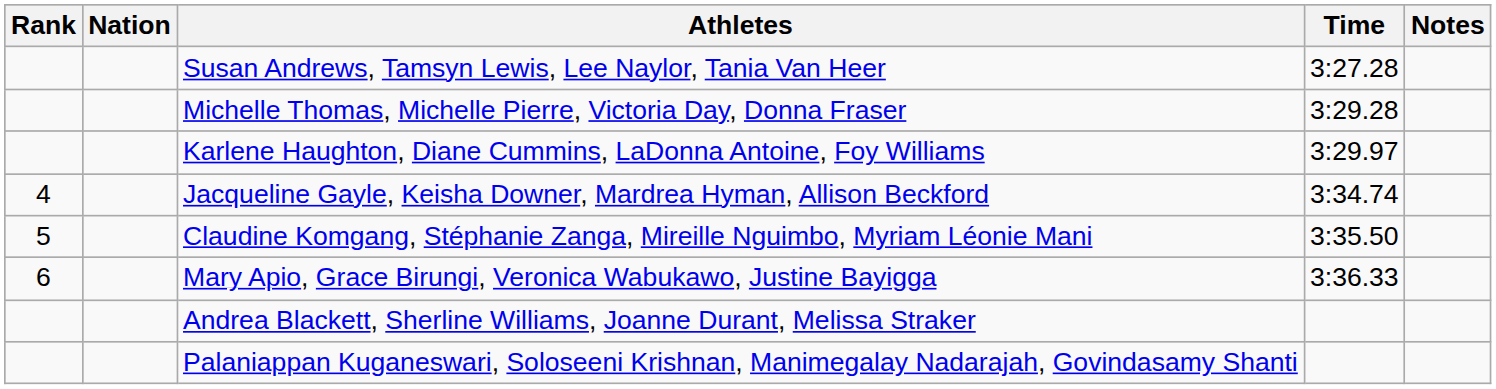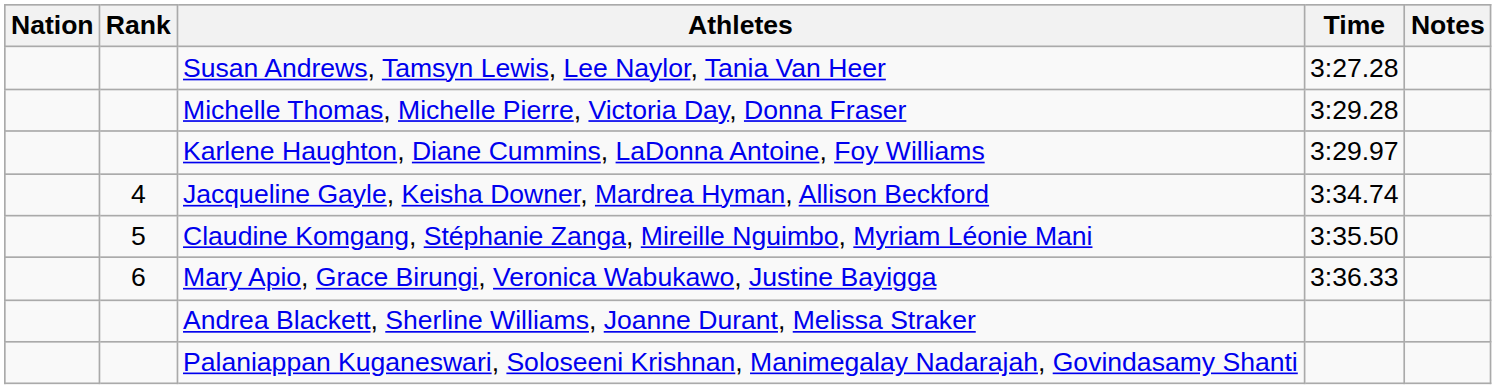columns swapped: (43, 25) <-> (129, 25)
